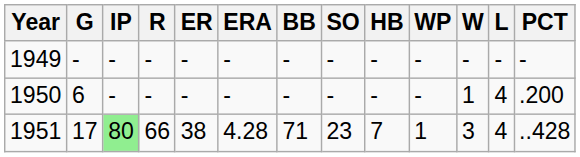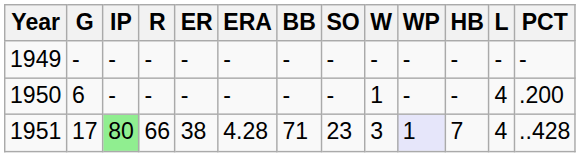columns swapped: (387, 22) <-> (473, 22)
(421, 132) no background -> (409, 132) lavender background
